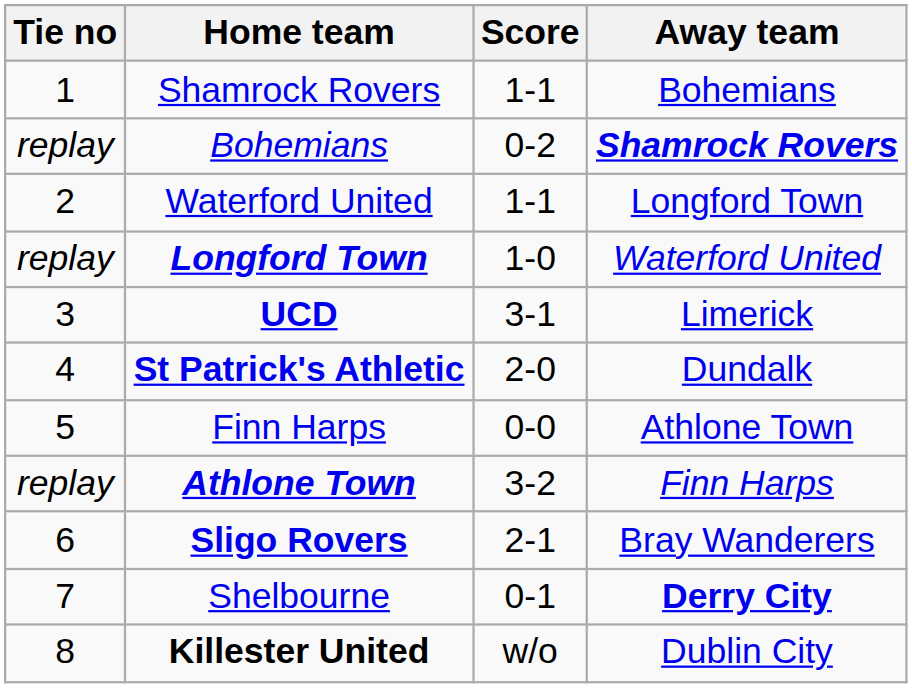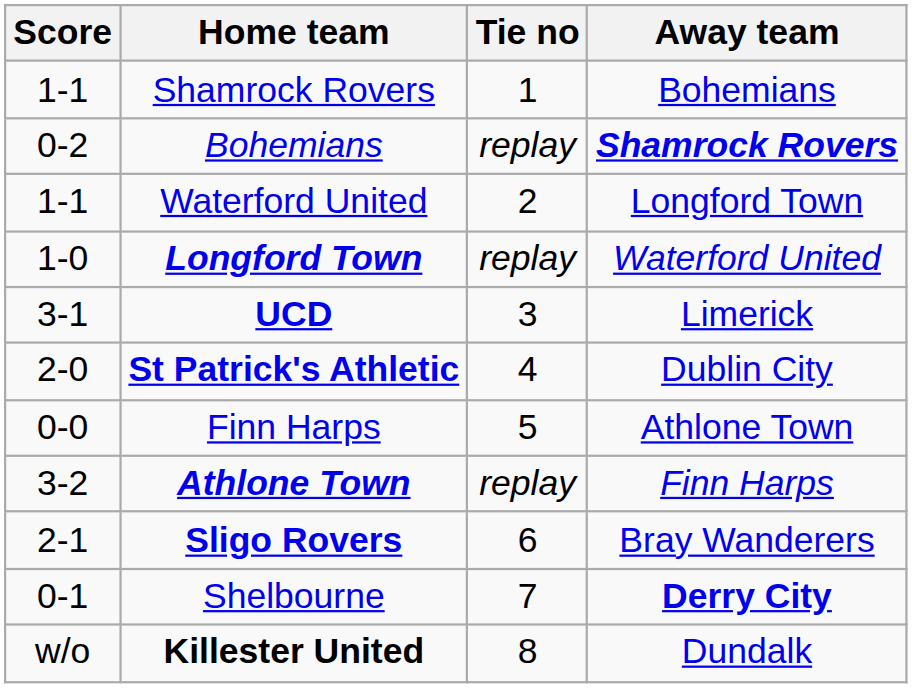columns swapped: (65, 32) <-> (530, 32)
(747, 370) Dundalk -> (747, 370) Dublin City
(747, 652) Dublin City -> (747, 652) Dundalk
